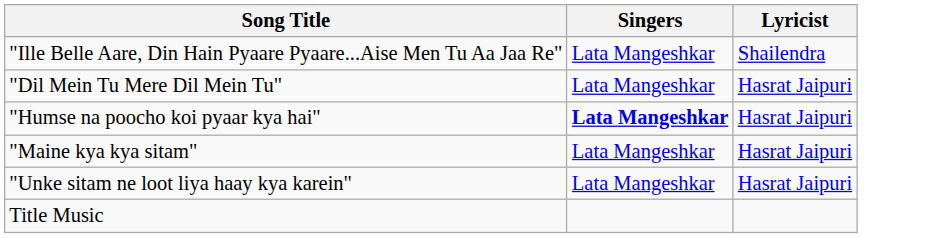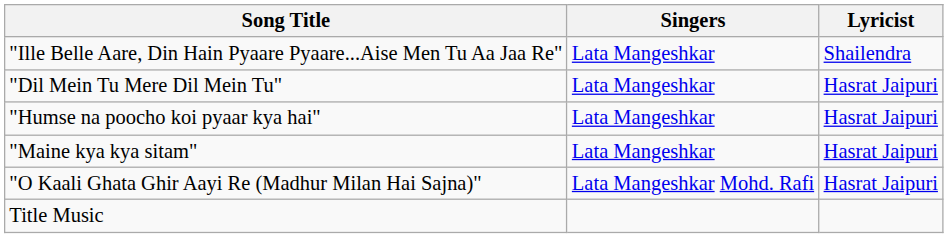(650, 118) bold -> (643, 118) normal
- row: (181, 183)
+ row: (245, 183)
